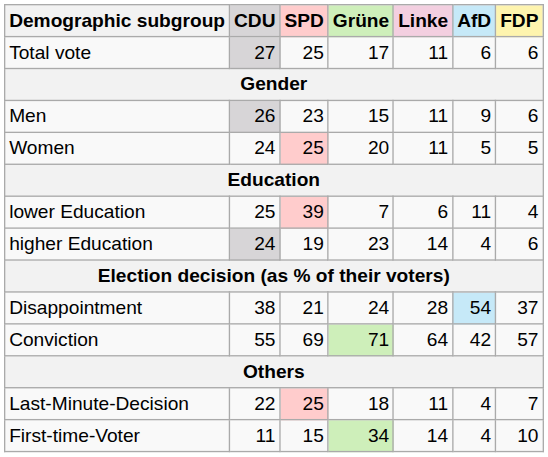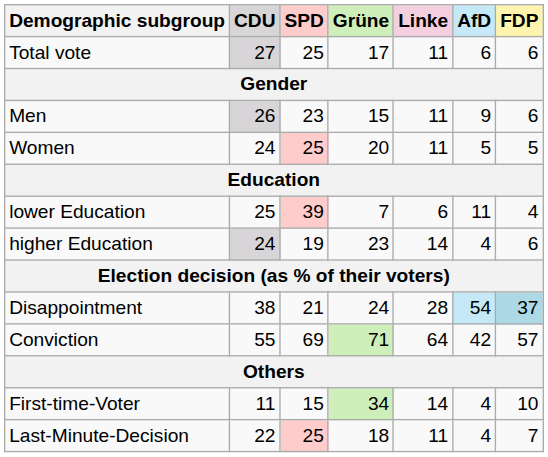(528, 308) no background -> (528, 308) lightblue background
rows swapped: (99, 404) <-> (75, 436)
